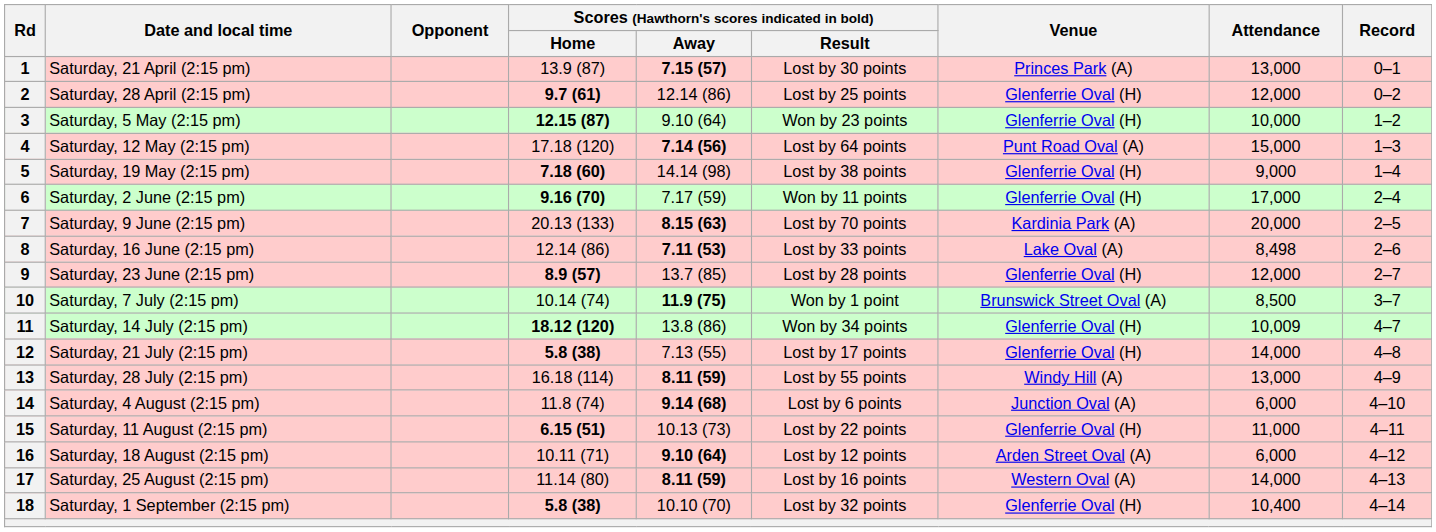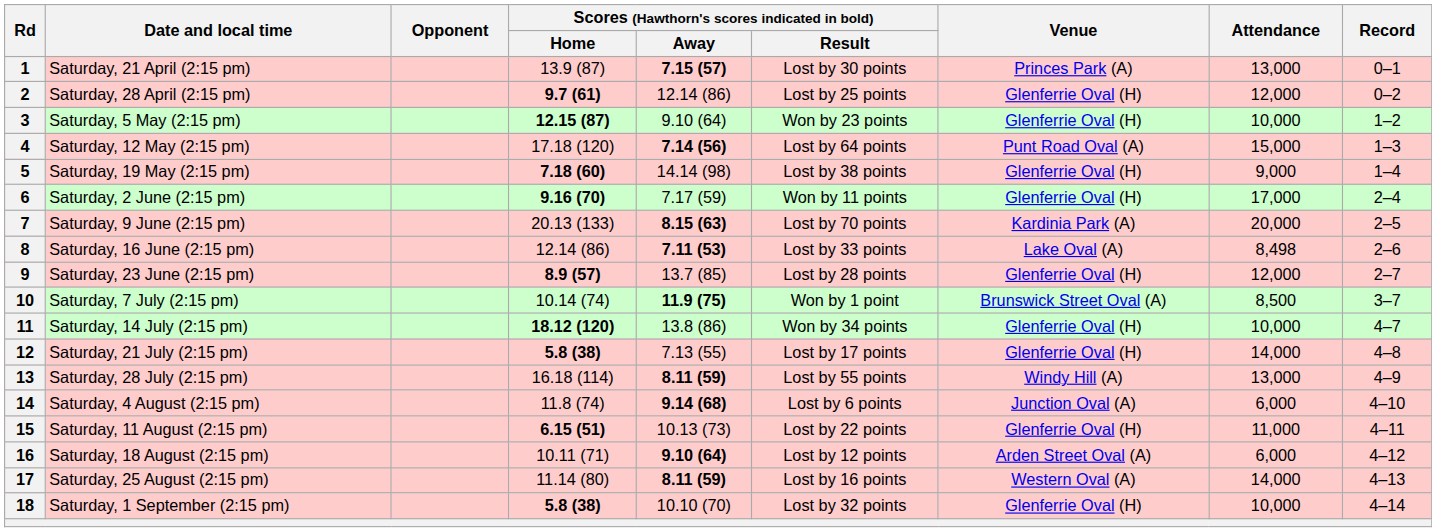(1276, 326) 10,009 -> (1276, 326) 10,000
(1276, 506) 10,400 -> (1276, 506) 10,000
